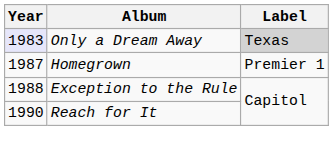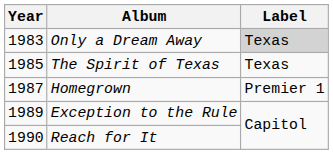(26, 41) lavender background -> (26, 41) no background
+ row: (135, 65)
(26, 89) 1988 -> (26, 113) 1989
